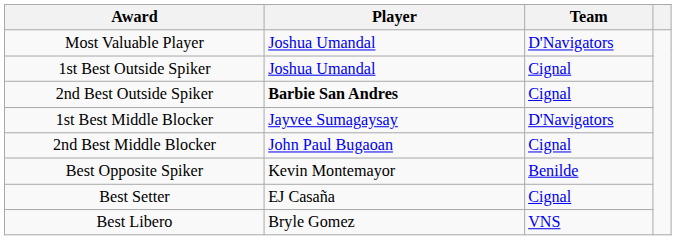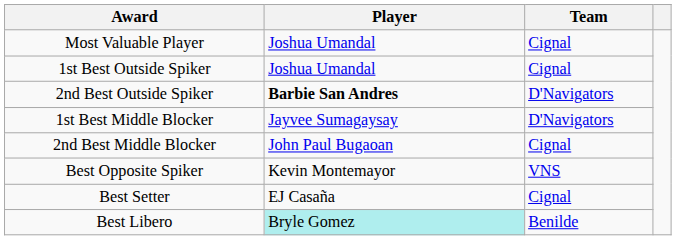(571, 42) D'Navigators -> (550, 42) Cignal
(550, 94) Cignal -> (571, 94) D'Navigators
(553, 171) Benilde -> (544, 171) VNS
(311, 222) no background -> (311, 222) paleturquoise background
(544, 222) VNS -> (553, 222) Benilde
